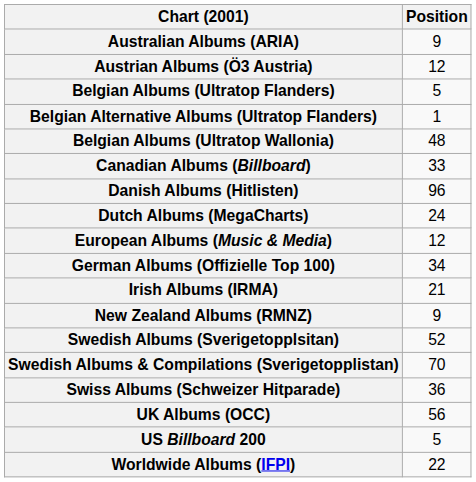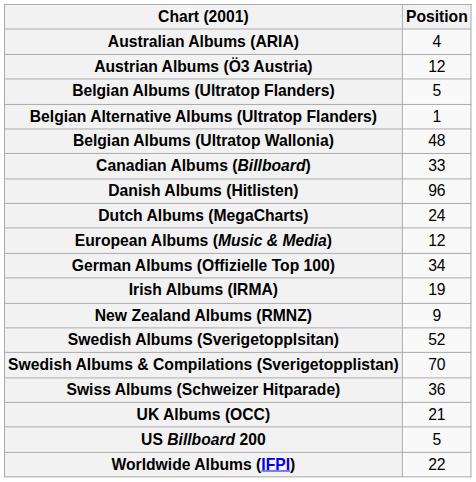(437, 41) 9 -> (437, 41) 4
(437, 290) 21 -> (437, 290) 19
(437, 414) 56 -> (437, 414) 21
